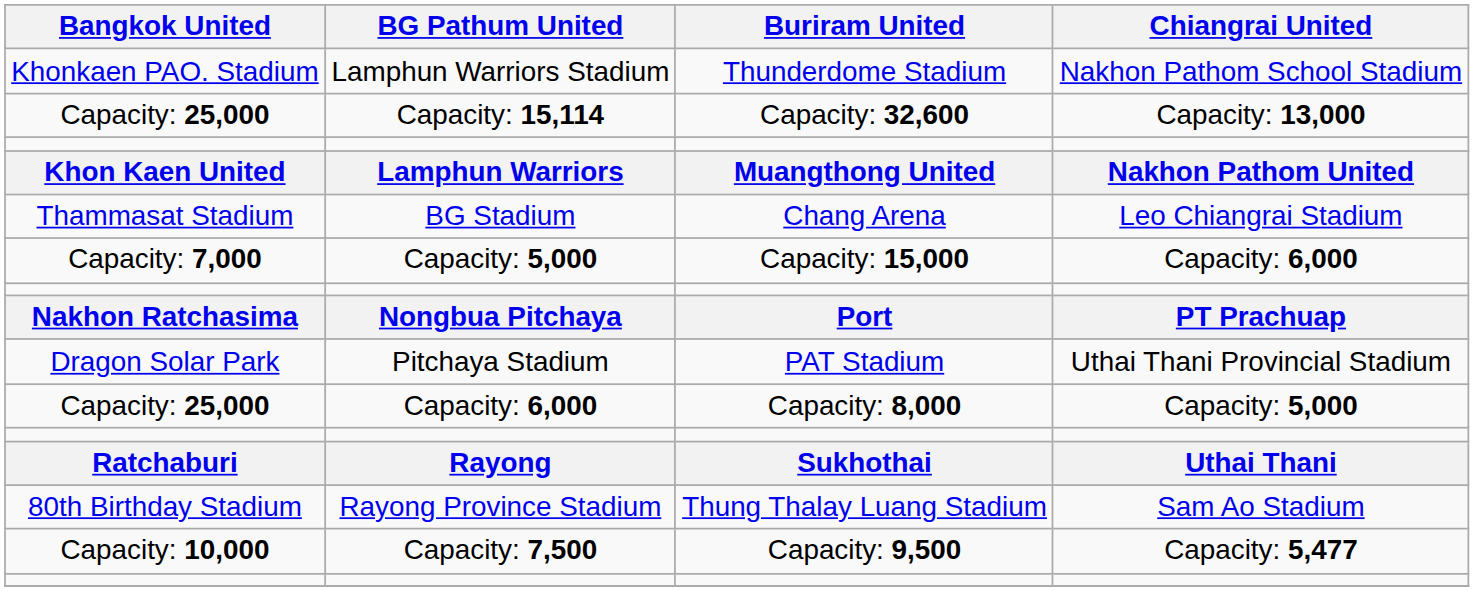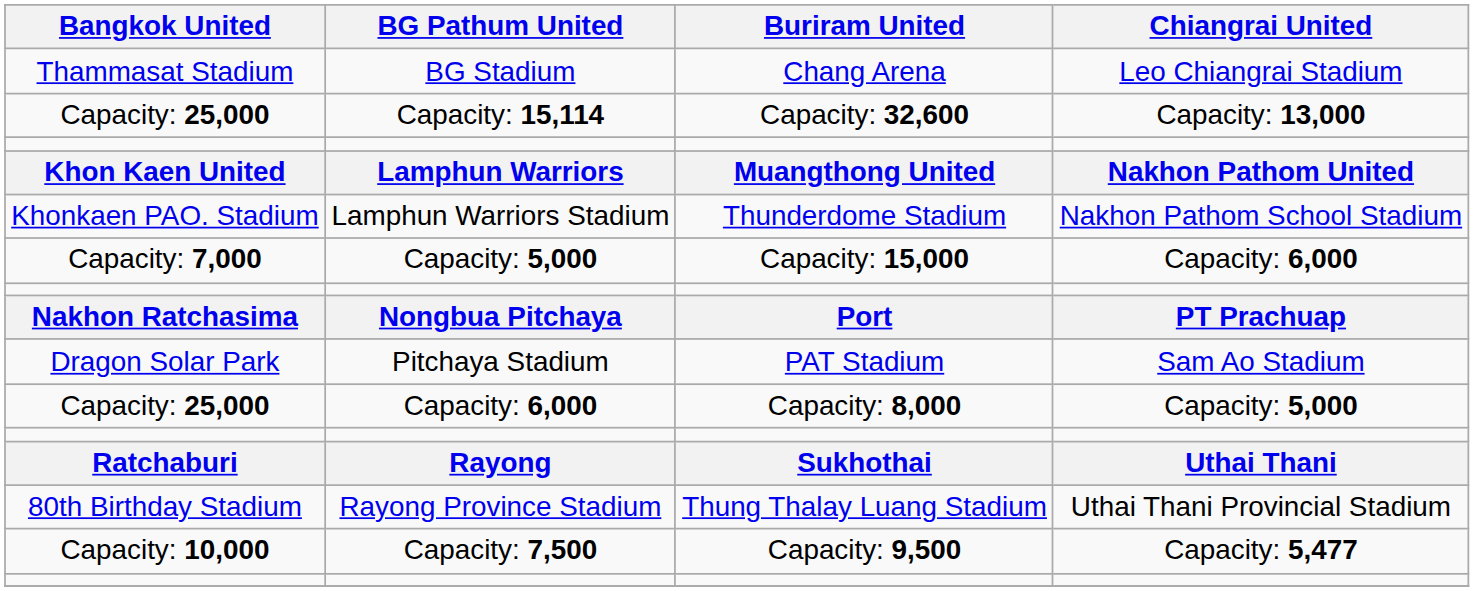rows swapped: (500, 216) <-> (500, 70)
(1261, 361) Uthai Thani Provincial Stadium -> (1261, 361) Sam Ao Stadium
(1261, 506) Sam Ao Stadium -> (1261, 506) Uthai Thani Provincial Stadium
